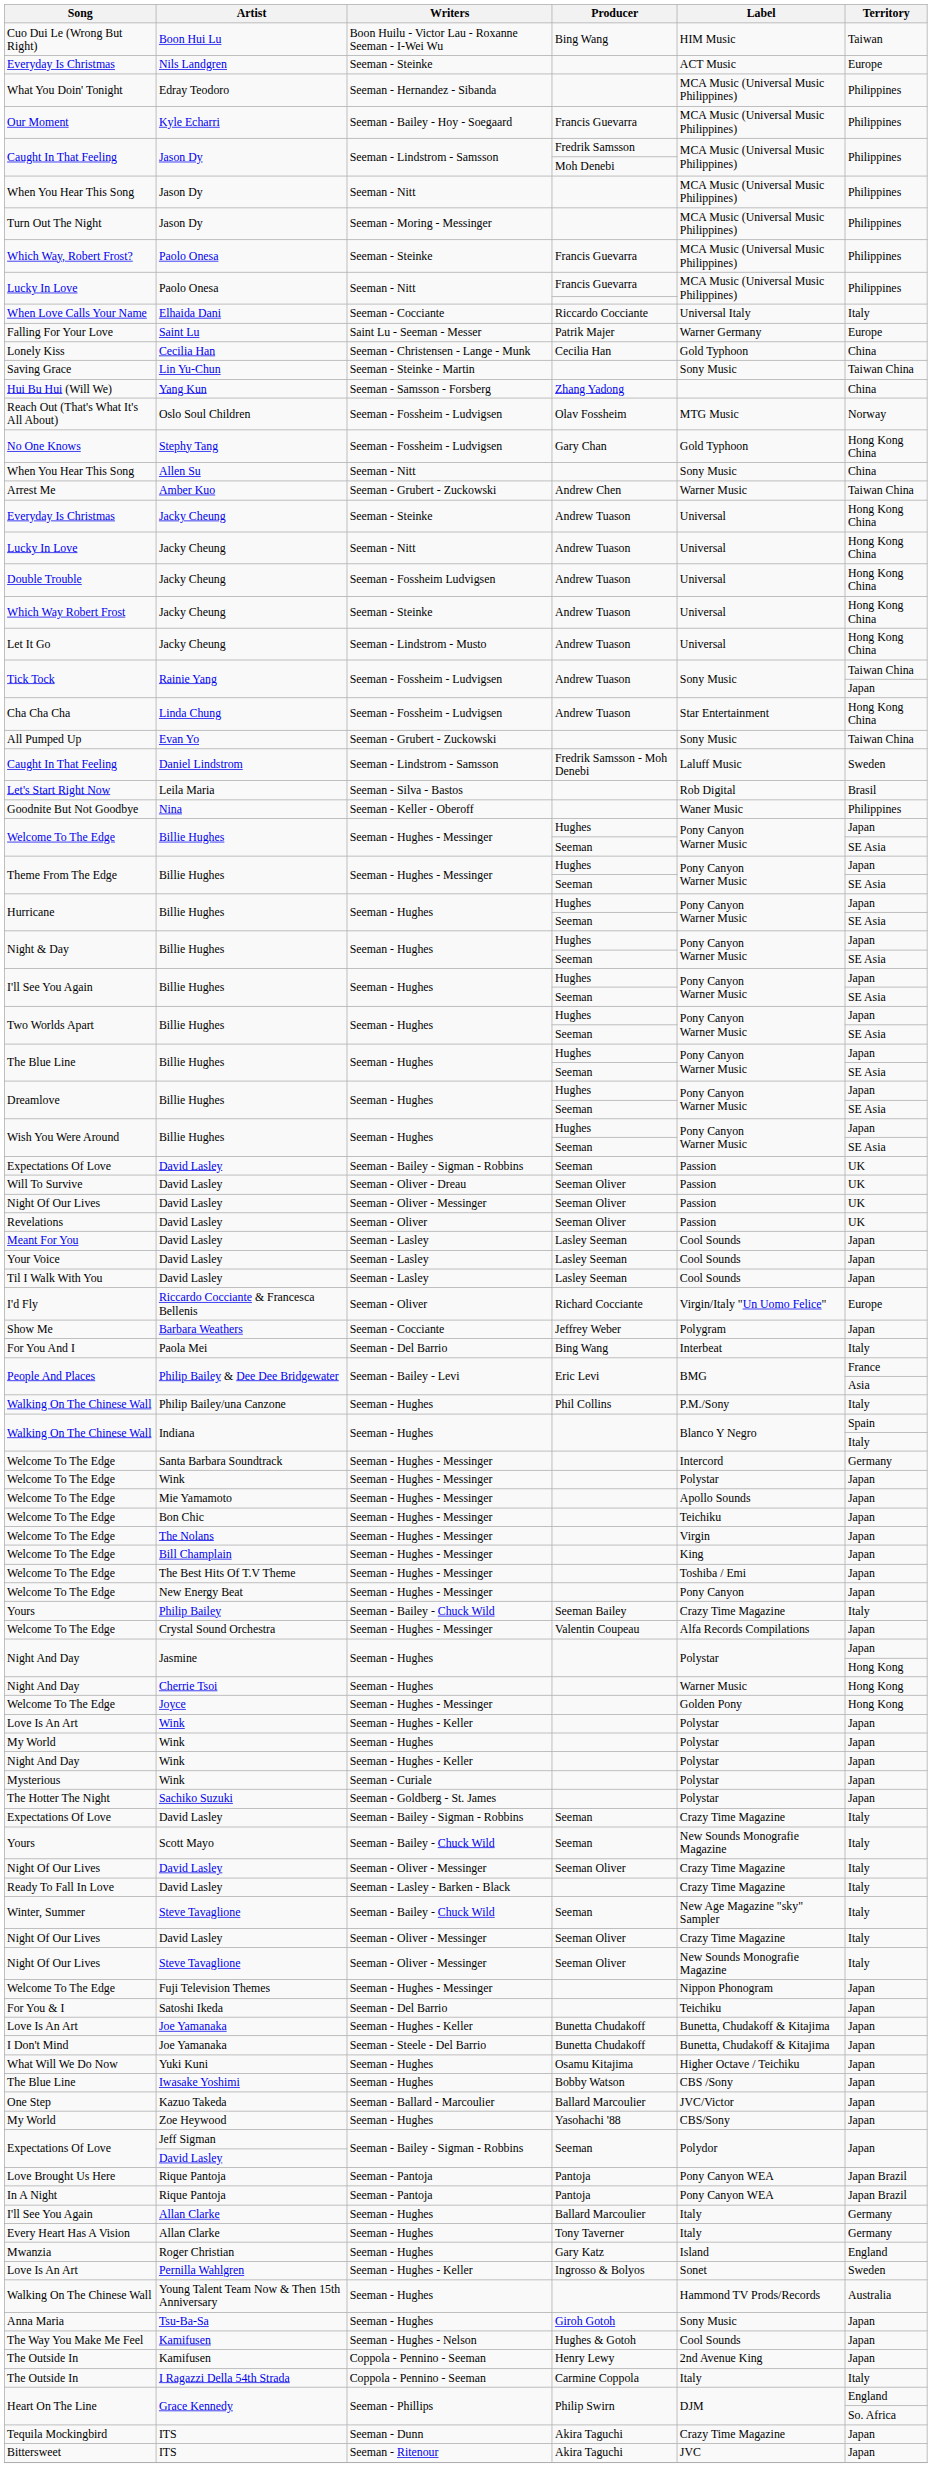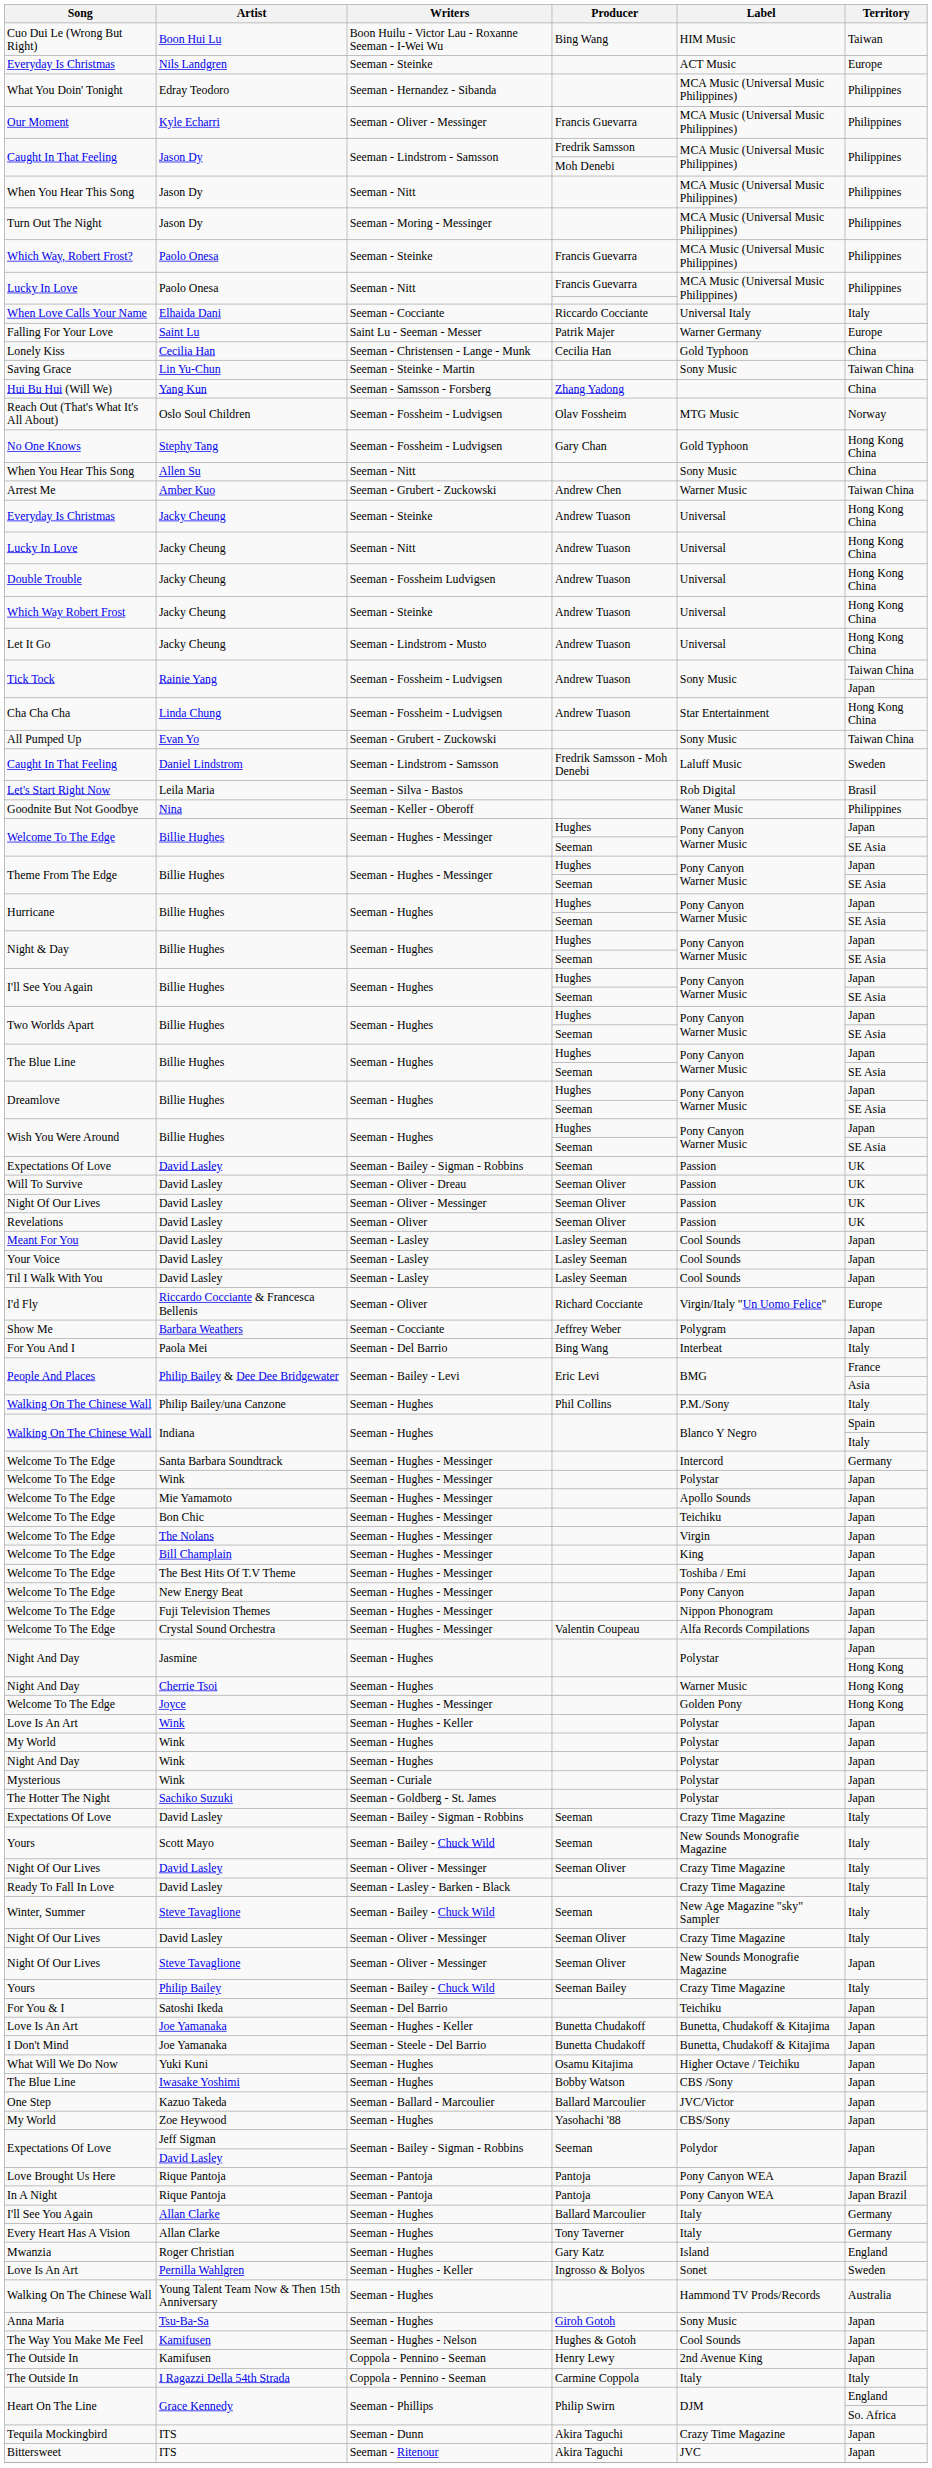(431, 122) Seeman - Bailey - Hoy - Soegaard -> (418, 122) Seeman - Oliver - Messinger
rows swapped: (61, 1989) <-> (21, 1611)
(411, 1761) Seeman - Hughes - Keller -> (391, 1761) Seeman - Hughes
(859, 1963) Italy -> (861, 1963) Japan
